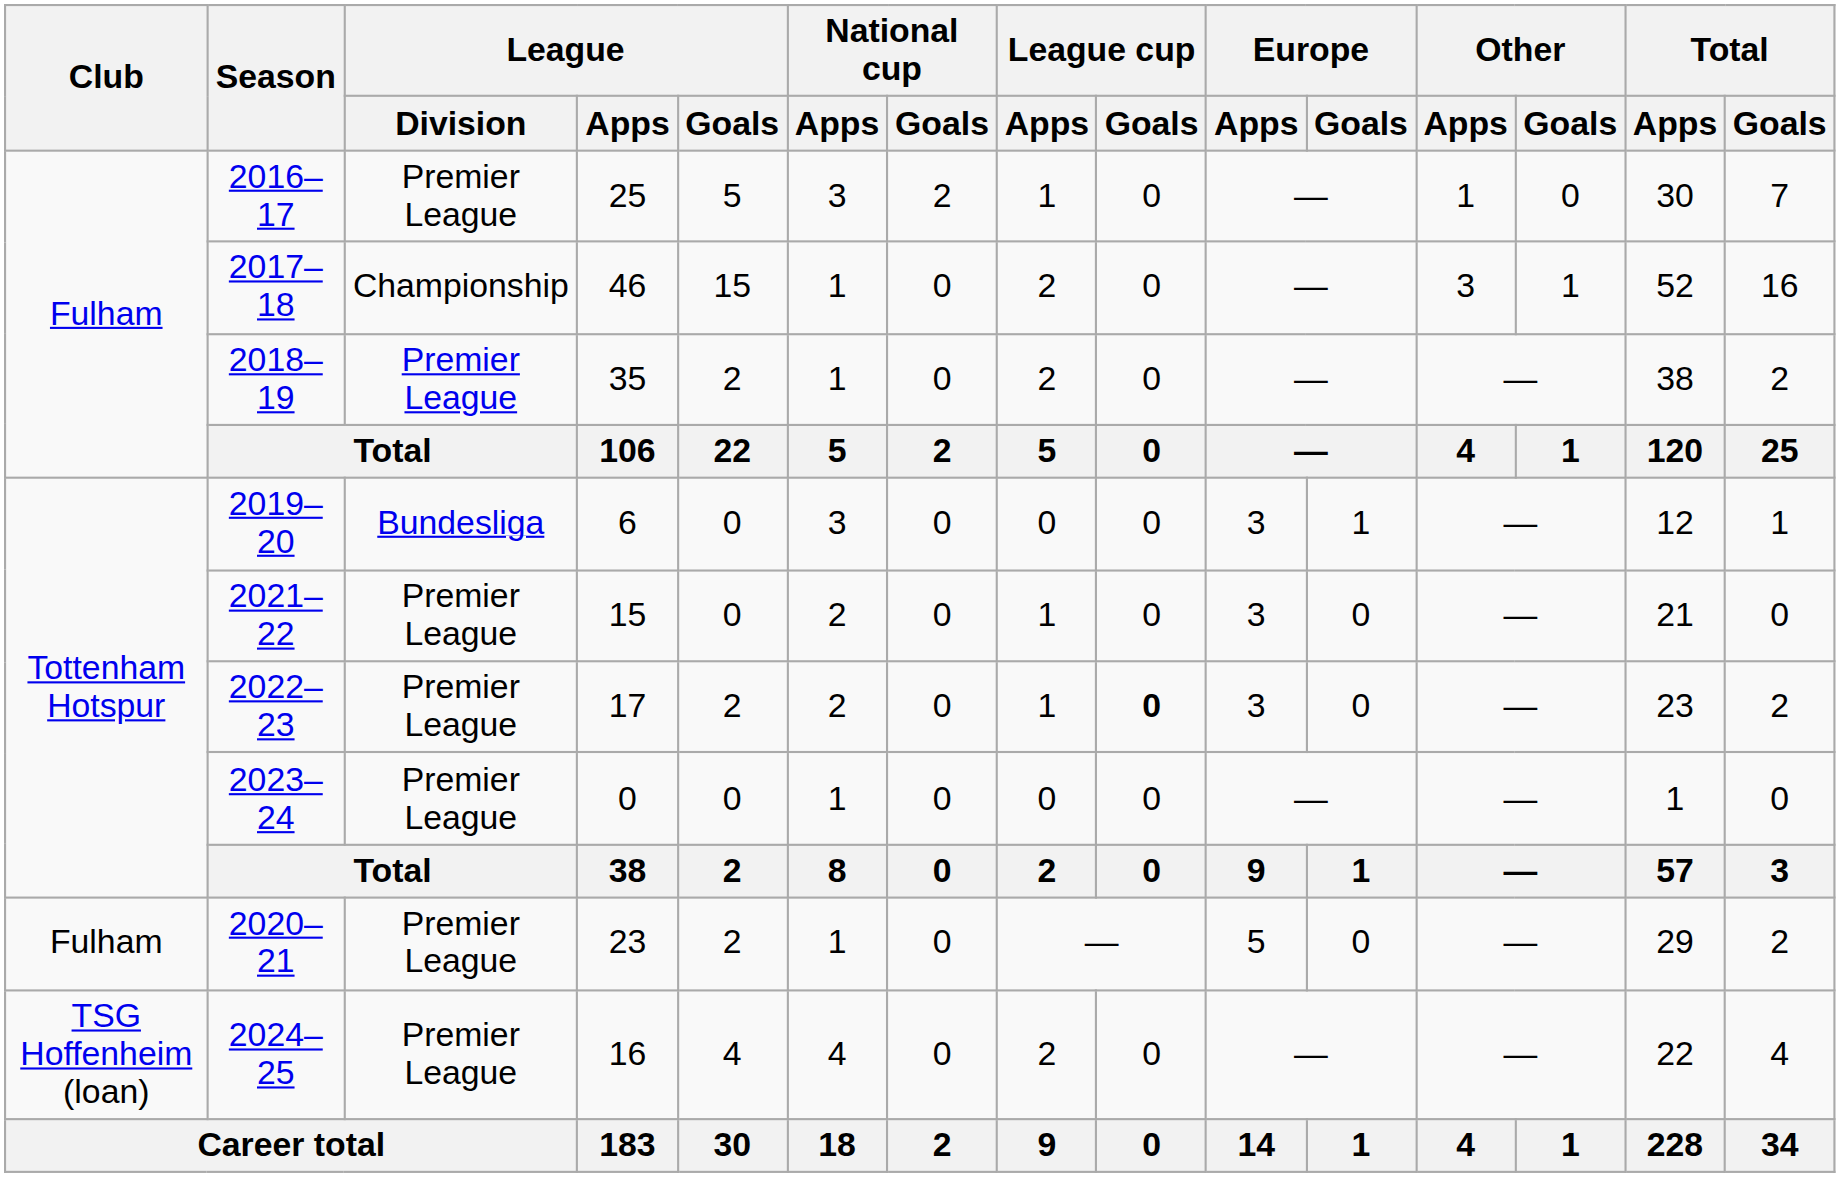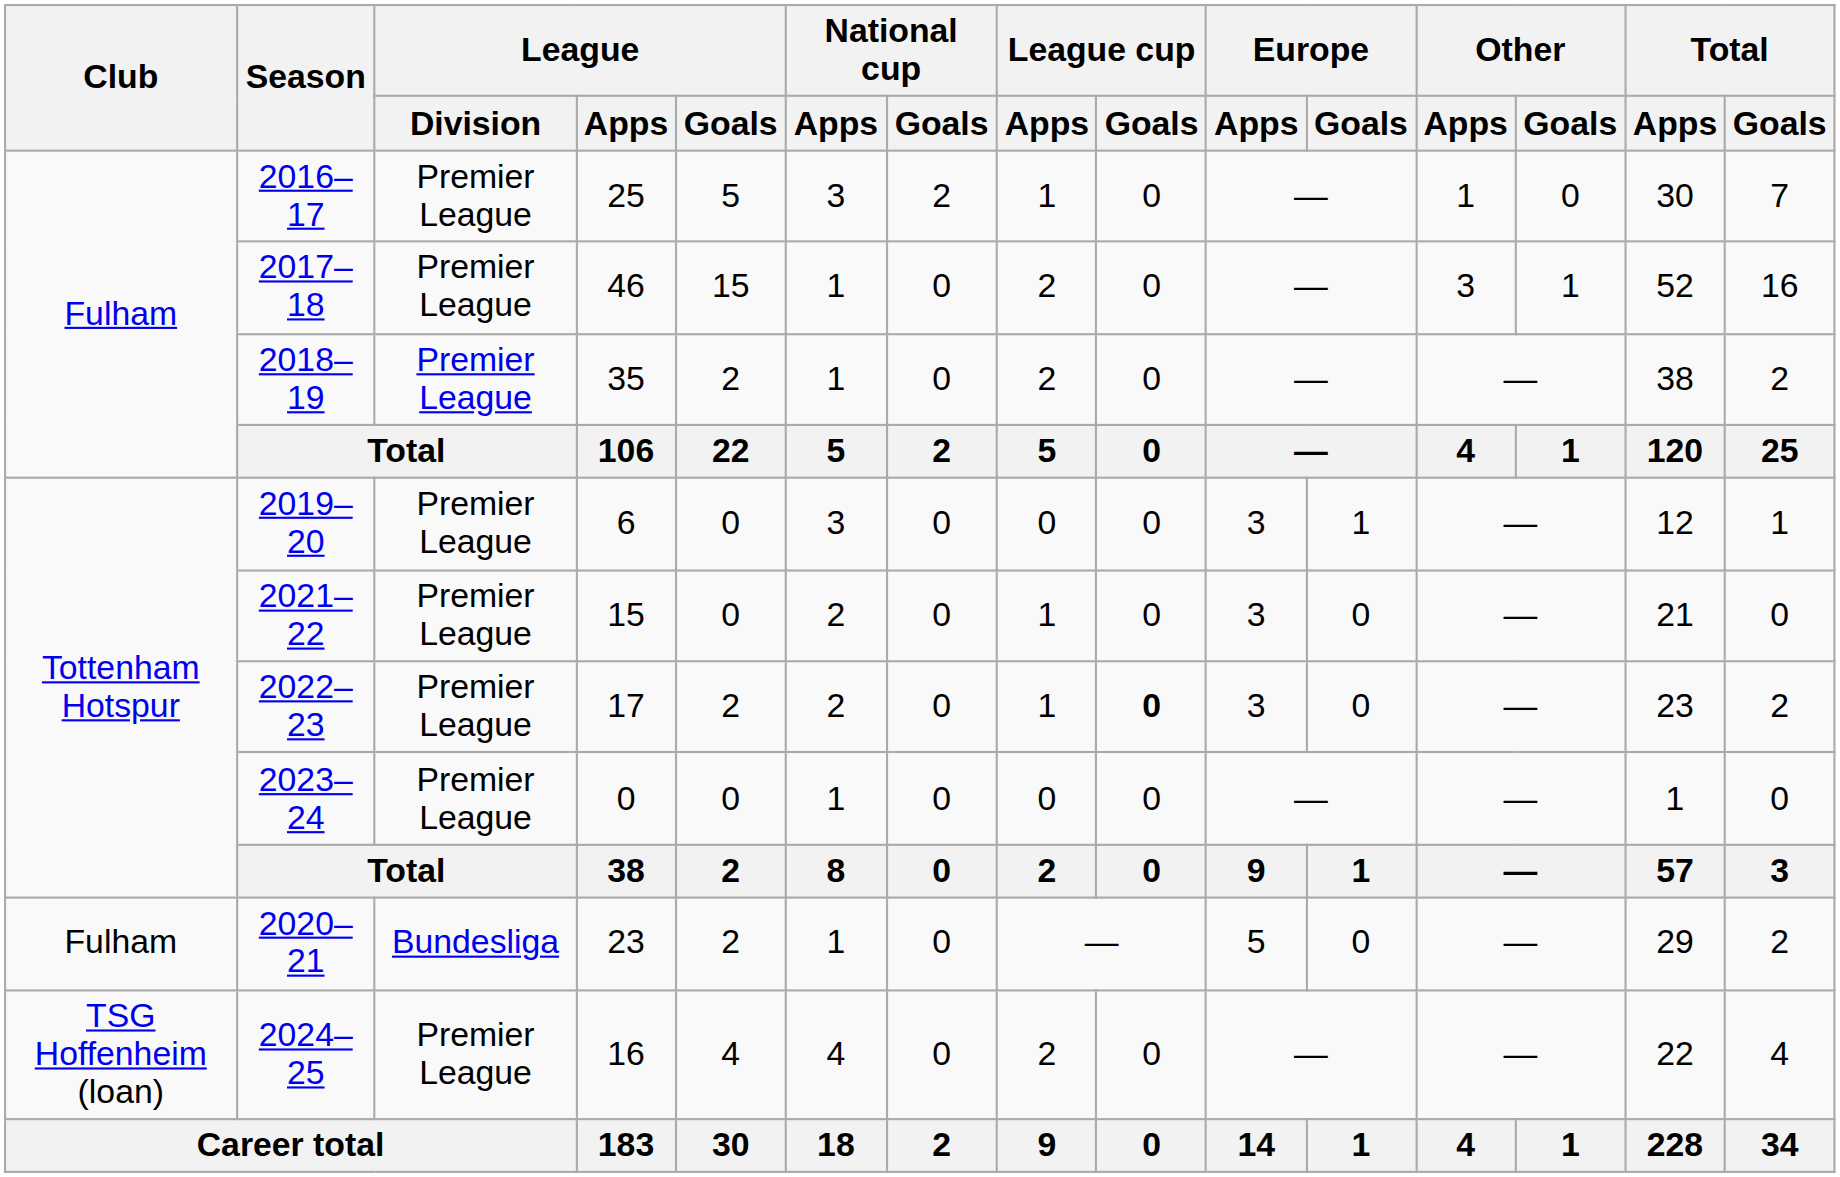(461, 286) Championship -> (476, 286) Premier League
(461, 523) Bundesliga -> (476, 523) Premier League
(461, 943) Premier League -> (476, 943) Bundesliga
